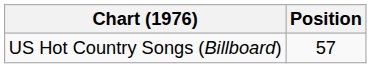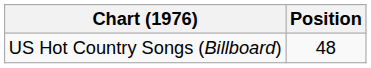(326, 47) 57 -> (326, 47) 48
